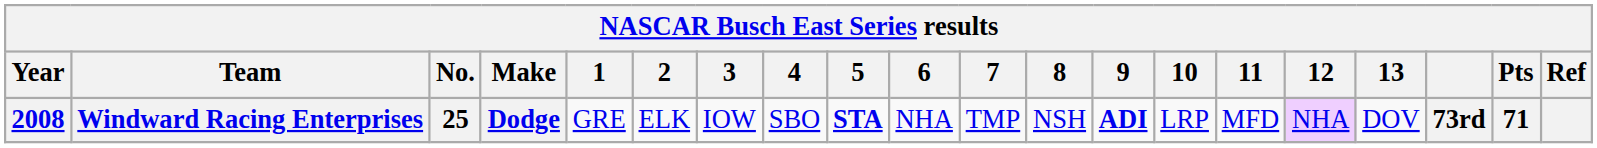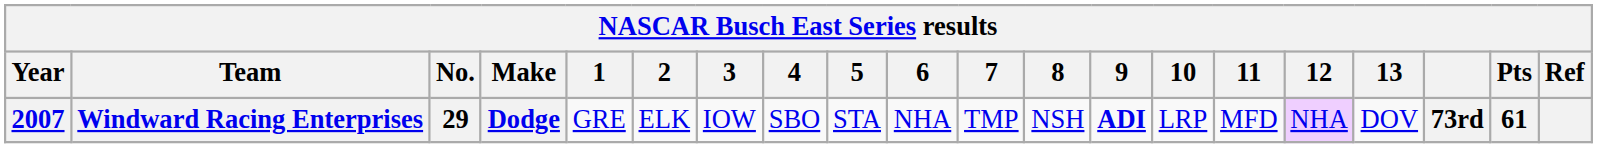(38, 119) 2008 -> (38, 119) 2007
(455, 119) 25 -> (455, 119) 29
(858, 119) bold -> (857, 119) normal
(1516, 119) 71 -> (1514, 119) 61
